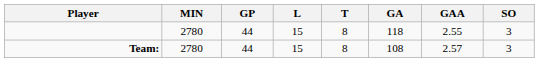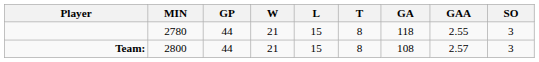+ column: (273, 13)
(192, 48) 2780 -> (175, 48) 2800
